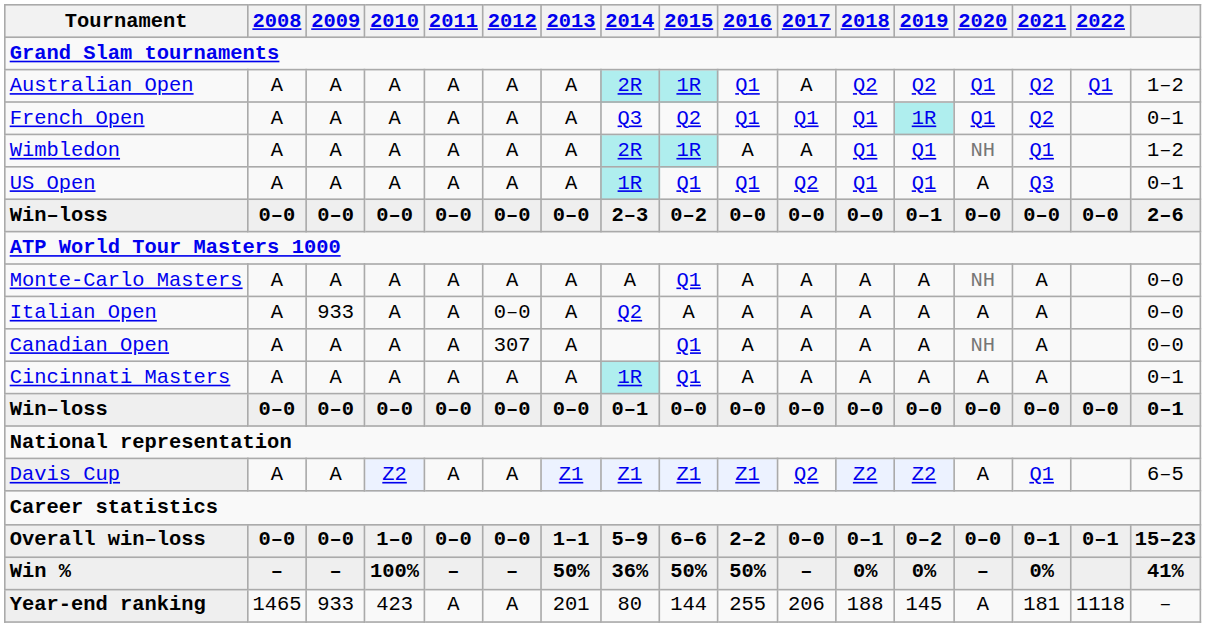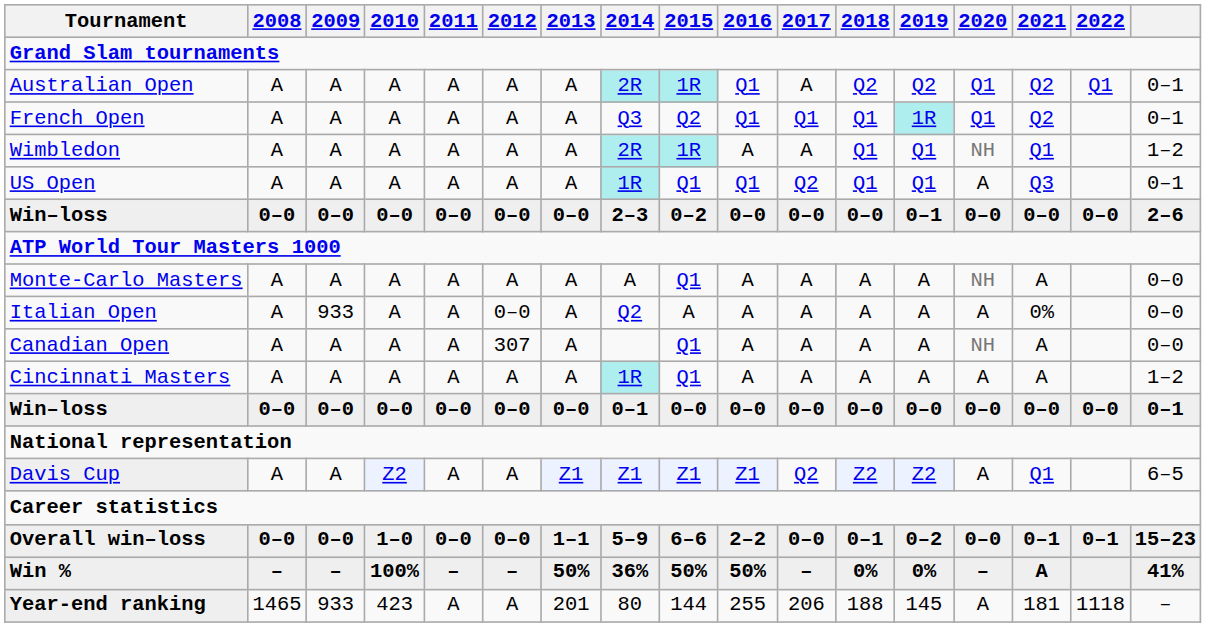(1165, 86) 1–2 -> (1165, 86) 0–1
(1042, 313) A -> (1042, 313) 0%
(1165, 378) 0–1 -> (1165, 378) 1–2
(1042, 572) 0% -> (1042, 572) A
